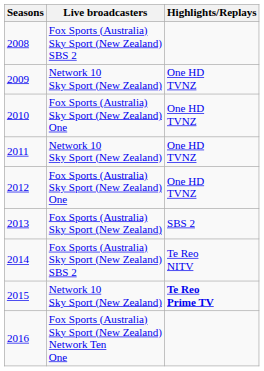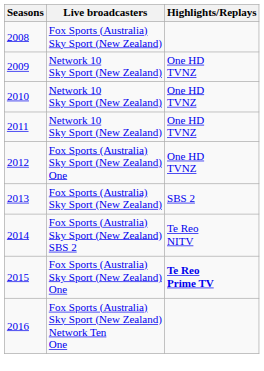(105, 43) Fox Sports (Australia) Sky Sport (New Zealand) SBS 2 -> (105, 36) Fox Sports (Australia) Sky Sport (New Zealand)
(105, 115) Fox Sports (Australia) Sky Sport (New Zealand) One -> (105, 96) Network 10 Sky Sport (New Zealand)
(105, 296) Network 10 Sky Sport (New Zealand) -> (105, 277) Fox Sports (Australia) Sky Sport (New Zealand) One
